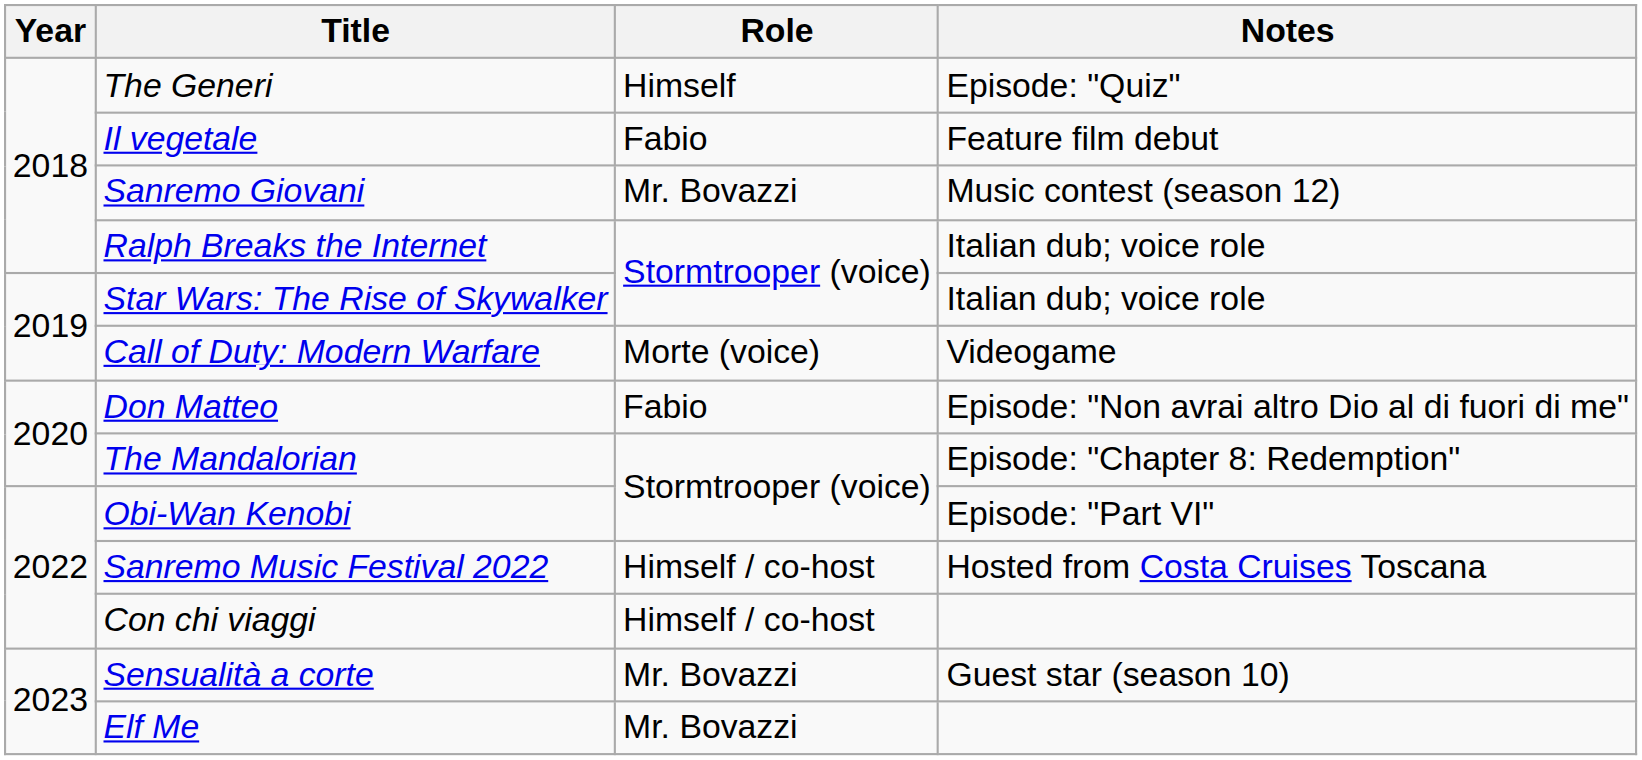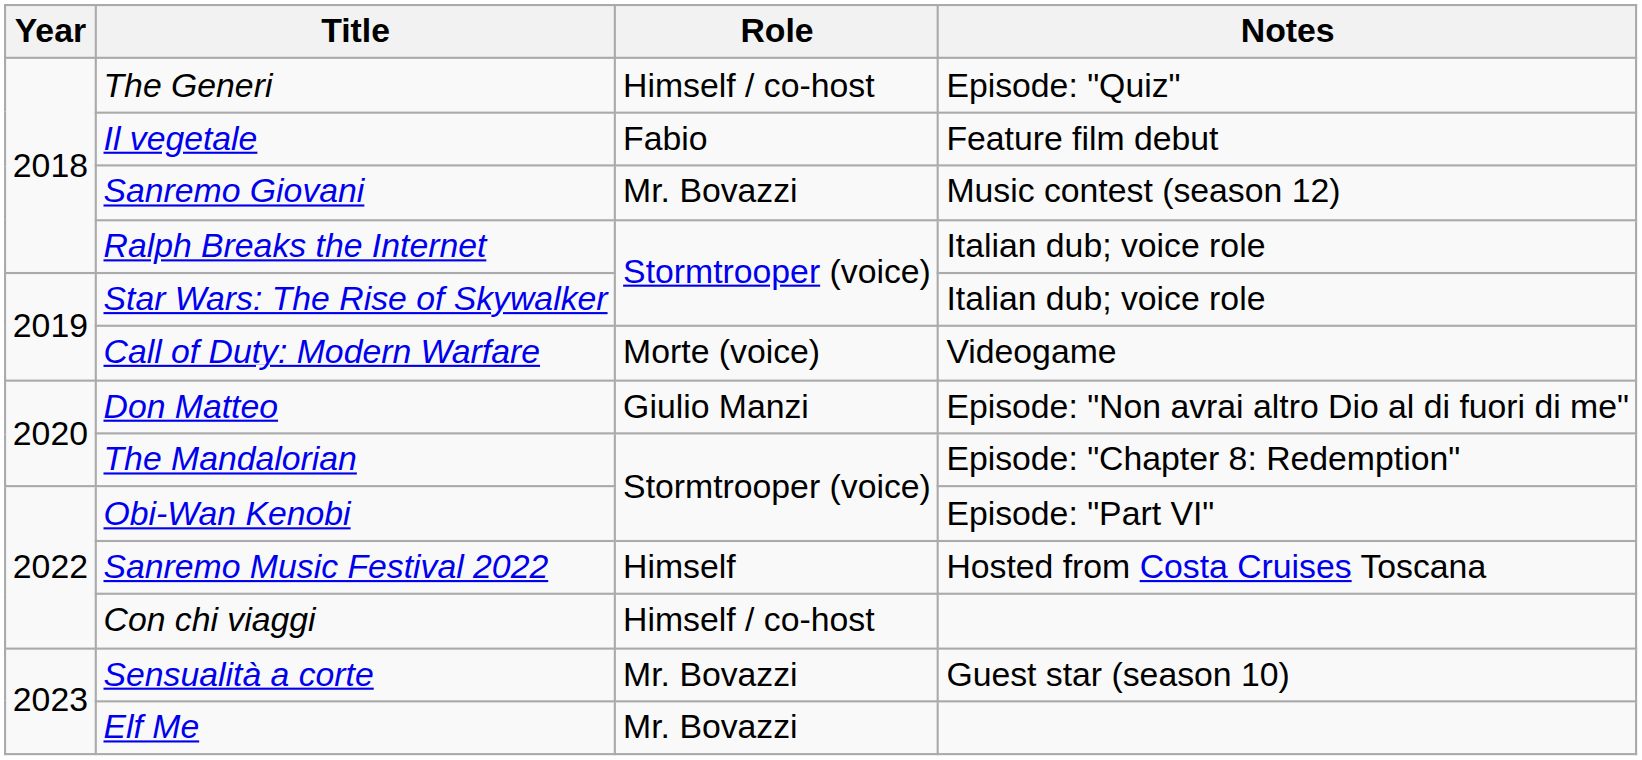(679, 84) Himself -> (749, 84) Himself / co-host
(665, 406) Fabio -> (716, 406) Giulio Manzi
(749, 566) Himself / co-host -> (679, 566) Himself
